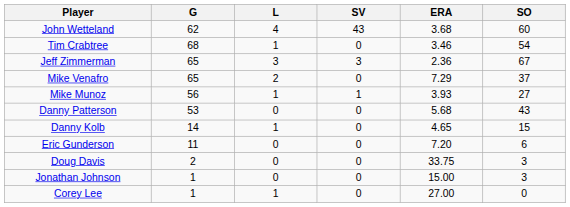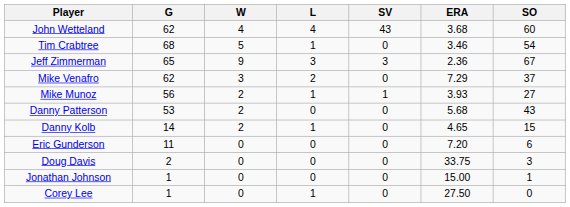+ column: (241, 12)
(193, 78) 65 -> (169, 78) 62
(524, 177) 3 -> (529, 177) 1
(441, 194) 27.00 -> (457, 194) 27.50
